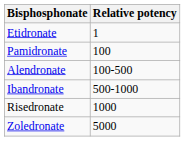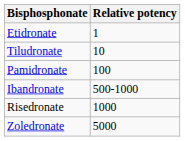+ row: (35, 51)
- row: (36, 70)
